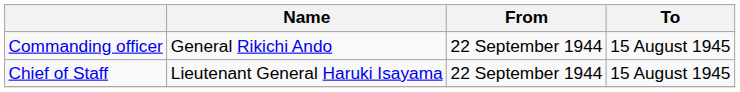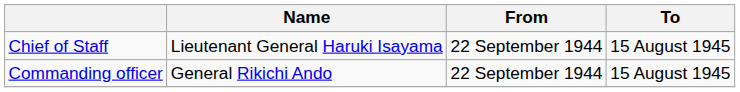rows swapped: (86, 45) <-> (58, 73)
